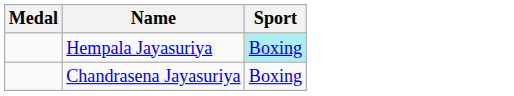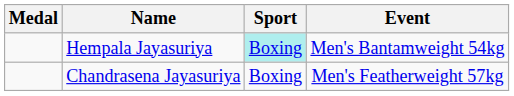+ column: (407, 18)
